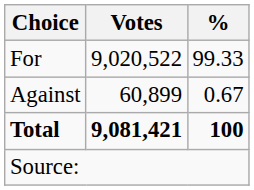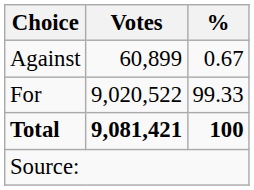rows swapped: (26, 58) <-> (45, 94)
